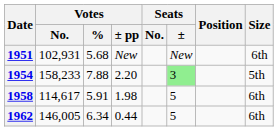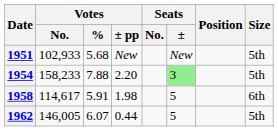(60, 55) 102,931 -> (60, 55) 102,933
(259, 55) 6th -> (257, 55) 5th
(98, 116) 6.34 -> (98, 116) 6.07
(257, 116) 6th -> (257, 116) 5th
